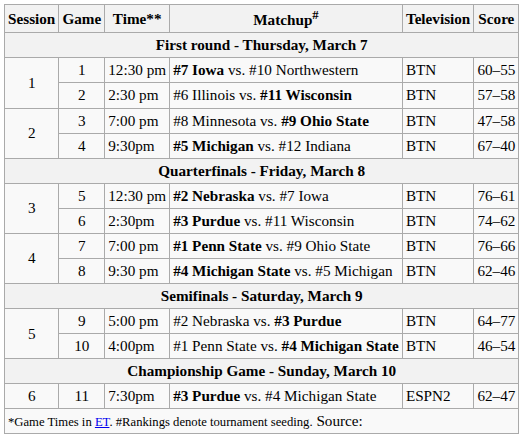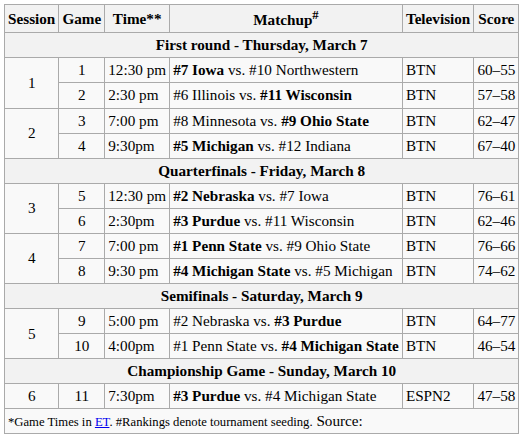(496, 120) 47–58 -> (496, 120) 62–47
(496, 220) 74–62 -> (496, 220) 62–46
(496, 270) 62–46 -> (496, 270) 74–62
(496, 396) 62–47 -> (496, 396) 47–58
